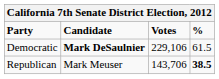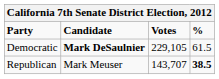(169, 47) 229,106 -> (169, 47) 229,105
(169, 64) 143,706 -> (169, 64) 143,707
